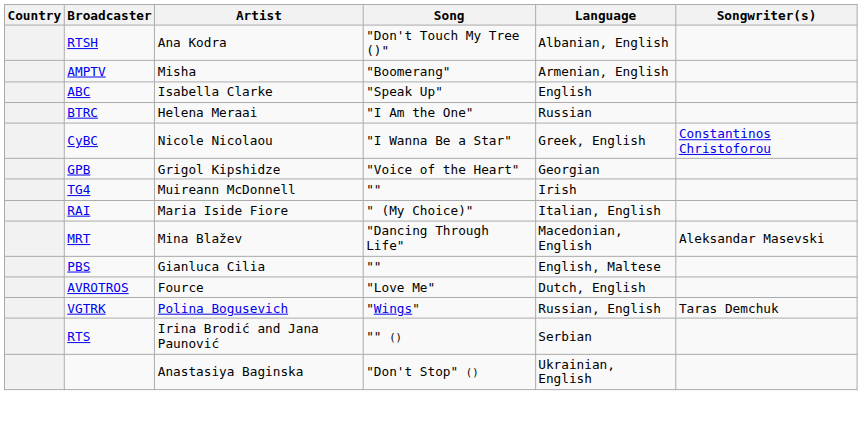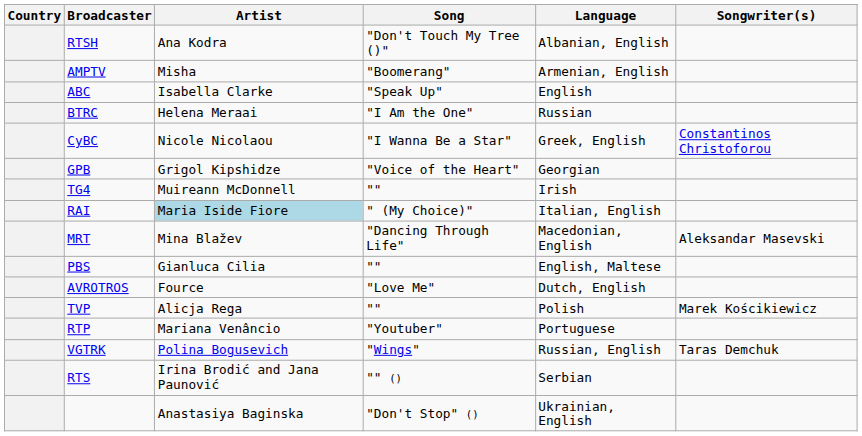(223, 210) no background -> (223, 210) lightblue background
+ row: (79, 308)
+ row: (79, 329)
